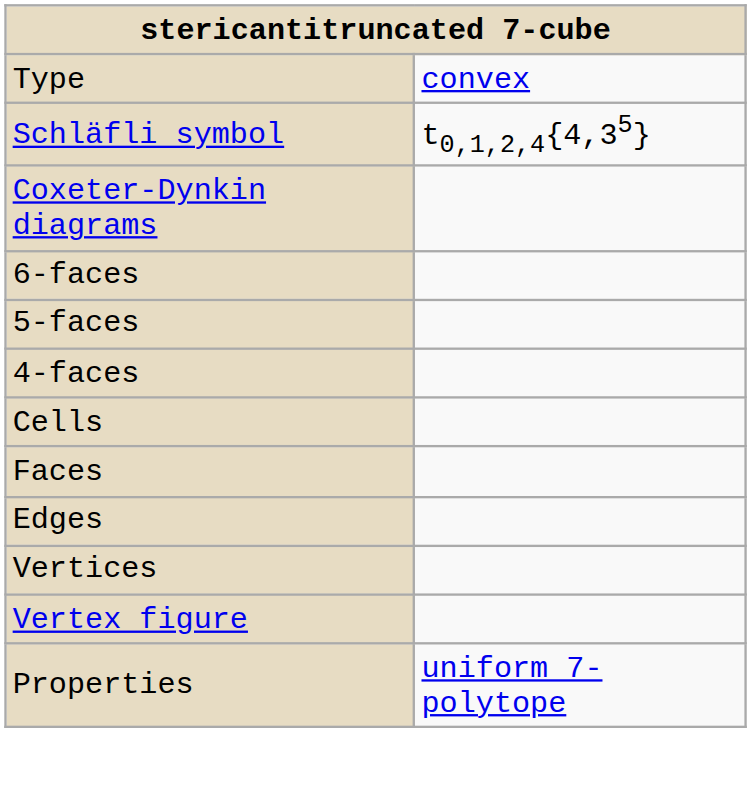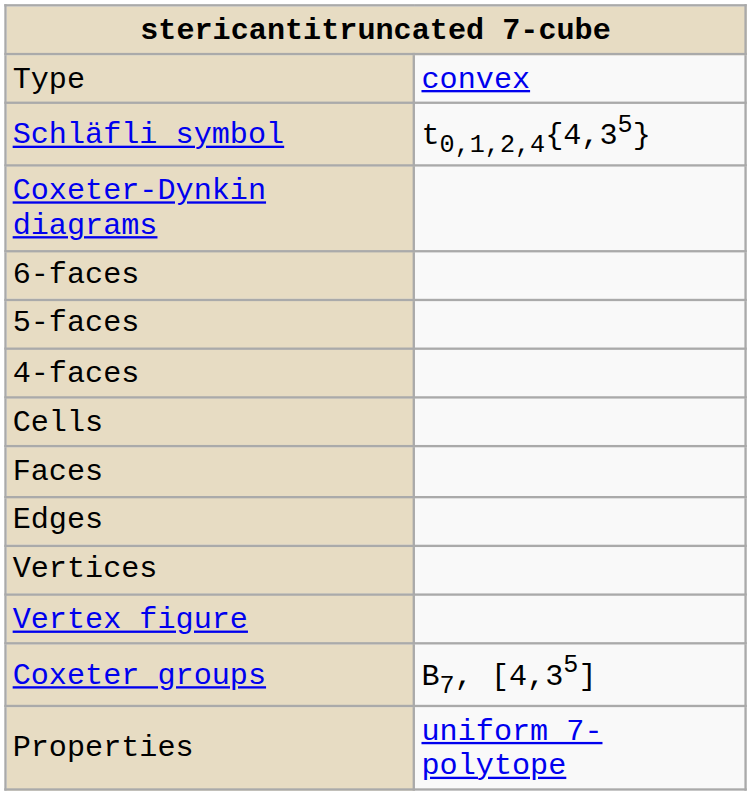+ row: (139, 675)
